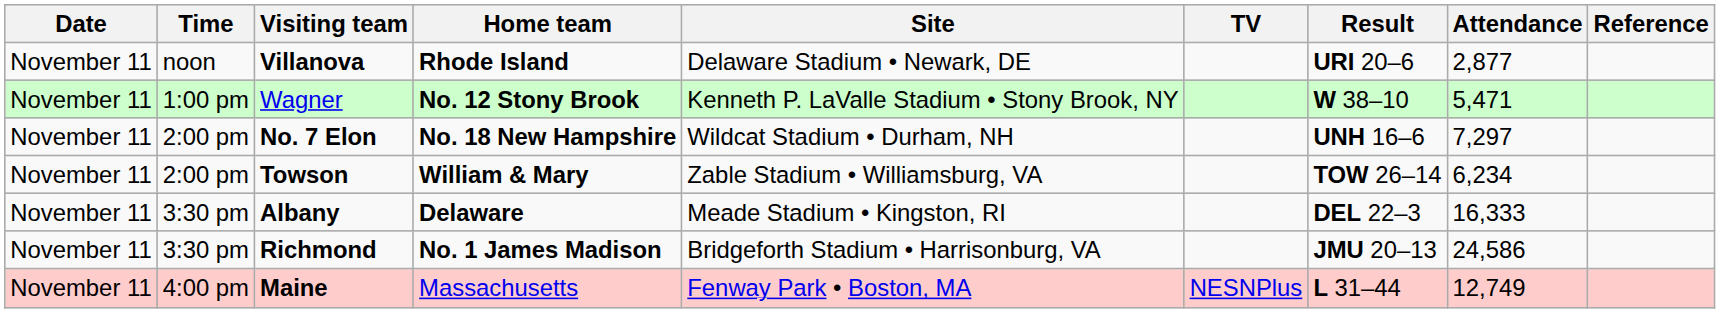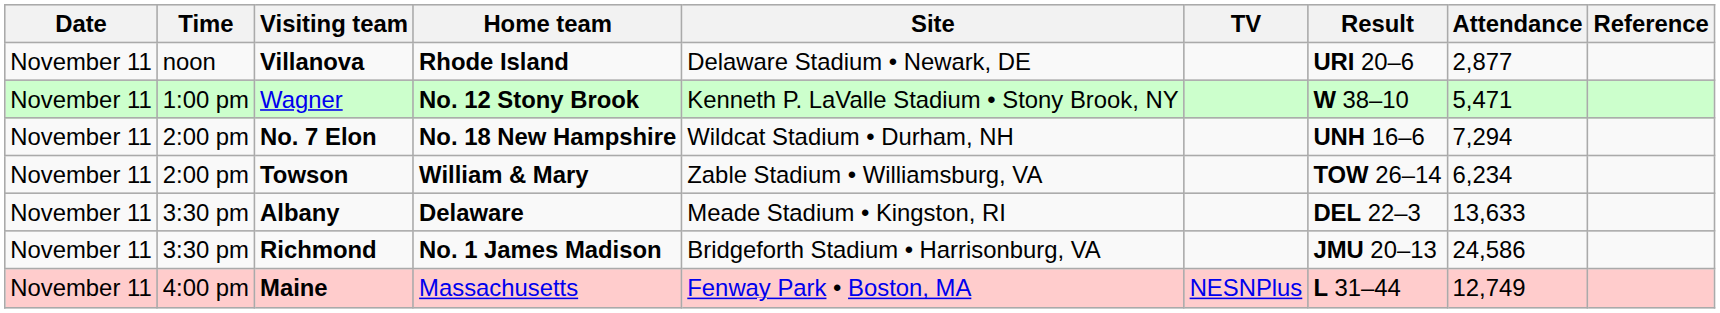(1482, 137) 7,297 -> (1482, 137) 7,294
(1489, 213) 16,333 -> (1489, 213) 13,633
